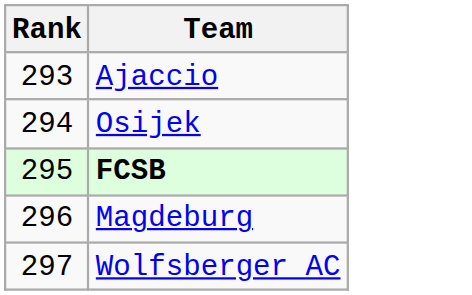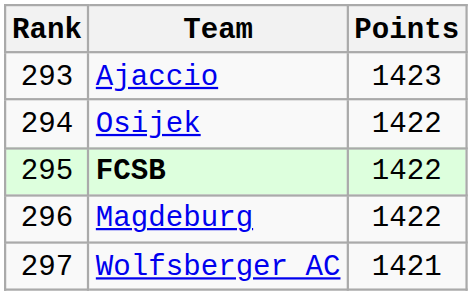+ column: (407, 29)
